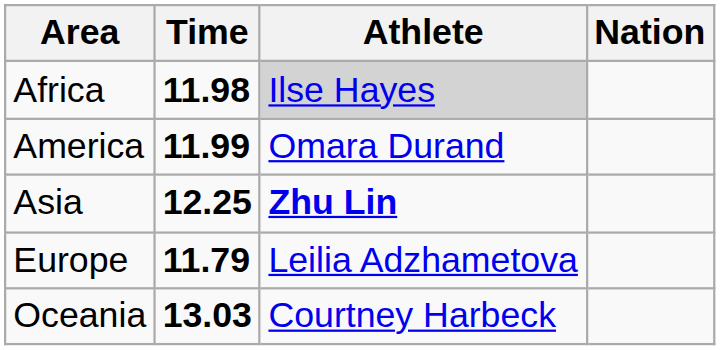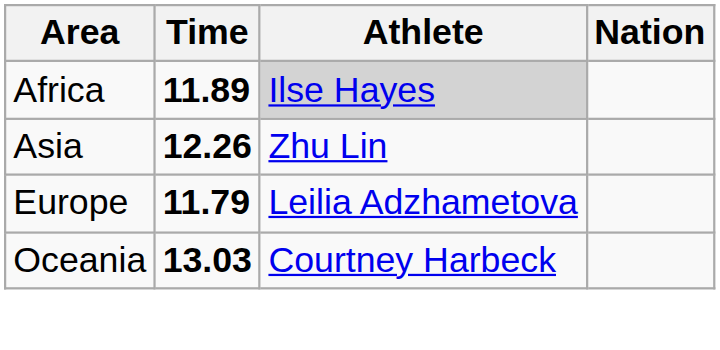(206, 89) 11.98 -> (206, 89) 11.89
- row: (79, 145)
(207, 202) 12.25 -> (207, 145) 12.26
(333, 202) bold -> (328, 145) normal
